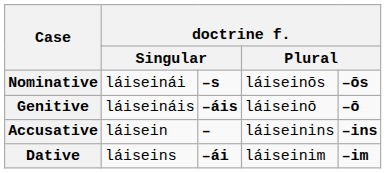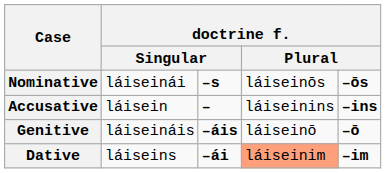rows swapped: (53, 131) <-> (53, 107)
(285, 156) no background -> (285, 156) lightsalmon background
